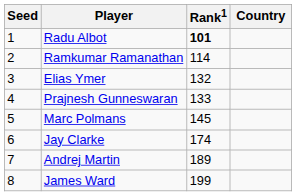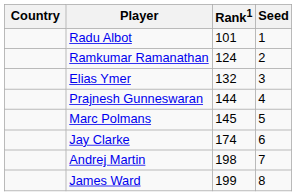columns swapped: (261, 16) <-> (23, 16)
(200, 38) bold -> (226, 38) normal
(200, 58) 114 -> (226, 58) 124
(200, 99) 133 -> (226, 99) 144
(200, 160) 189 -> (226, 160) 198
